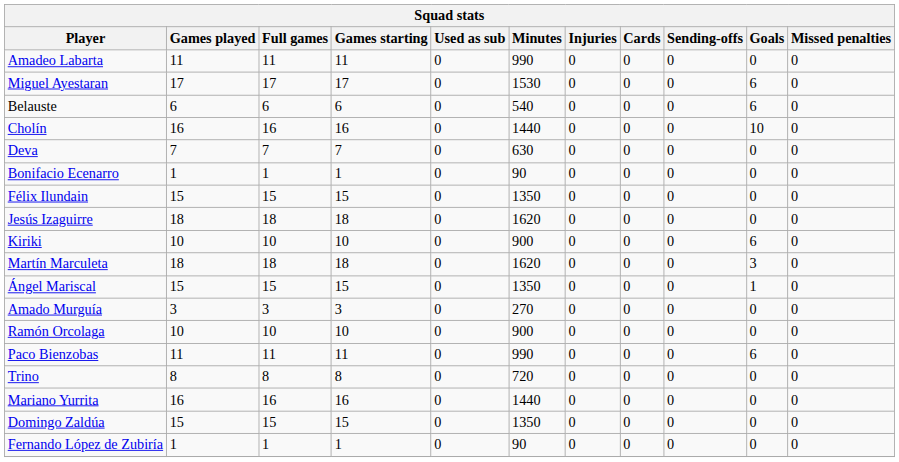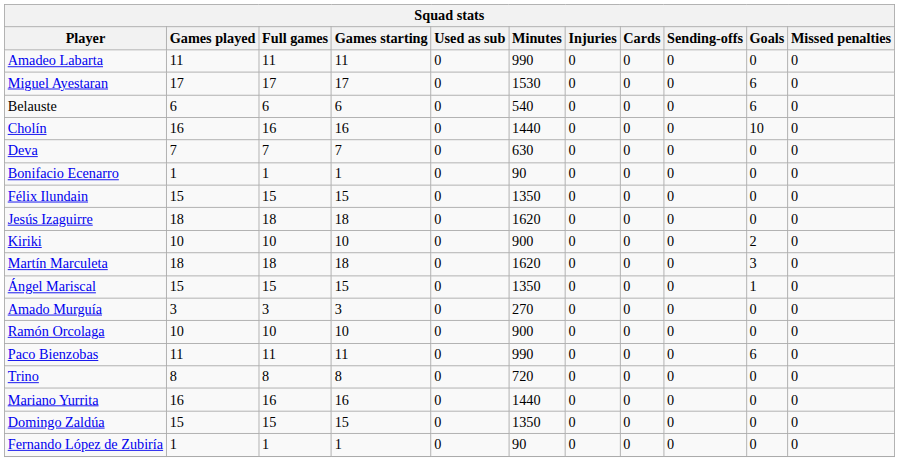(753, 241) 6 -> (753, 241) 2
